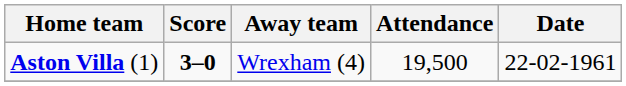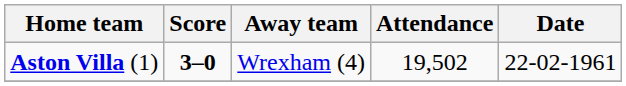(435, 61) 19,500 -> (435, 61) 19,502
